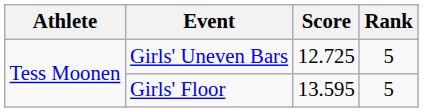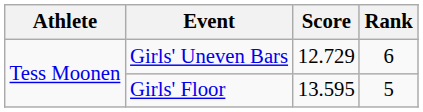(326, 56) 12.725 -> (326, 56) 12.729
(389, 56) 5 -> (389, 56) 6
